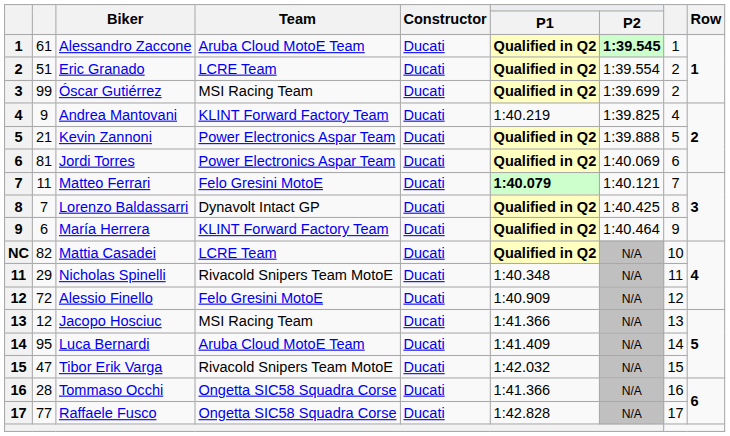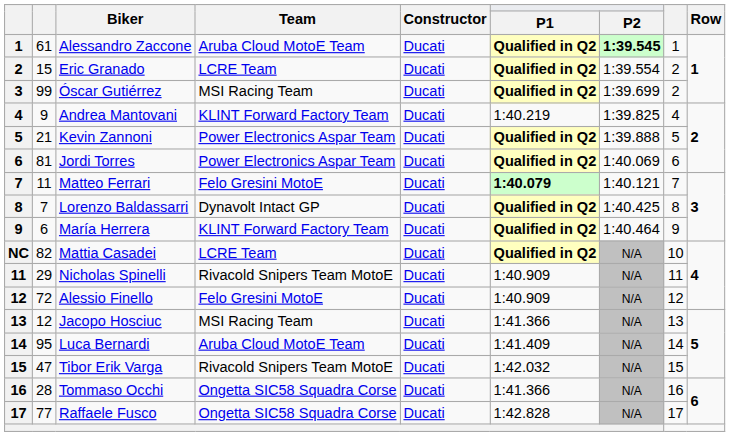(44, 68) 51 -> (44, 68) 15
(522, 275) 1:40.348 -> (522, 275) 1:40.909
